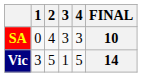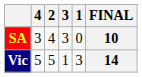columns swapped: (38, 15) <-> (79, 15)
